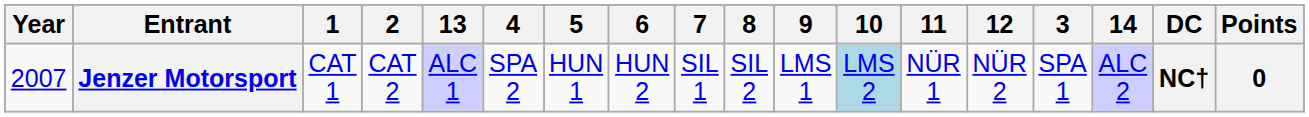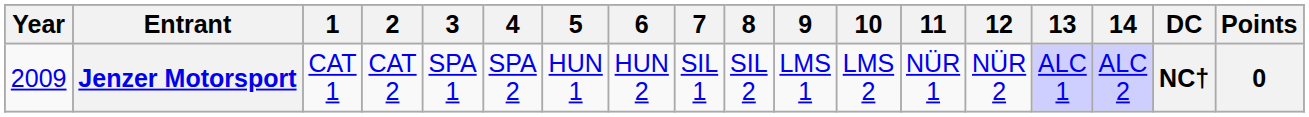columns swapped: (1063, 24) <-> (453, 24)
(39, 77) 2007 -> (39, 77) 2009
(869, 77) lightblue background -> (868, 77) no background
